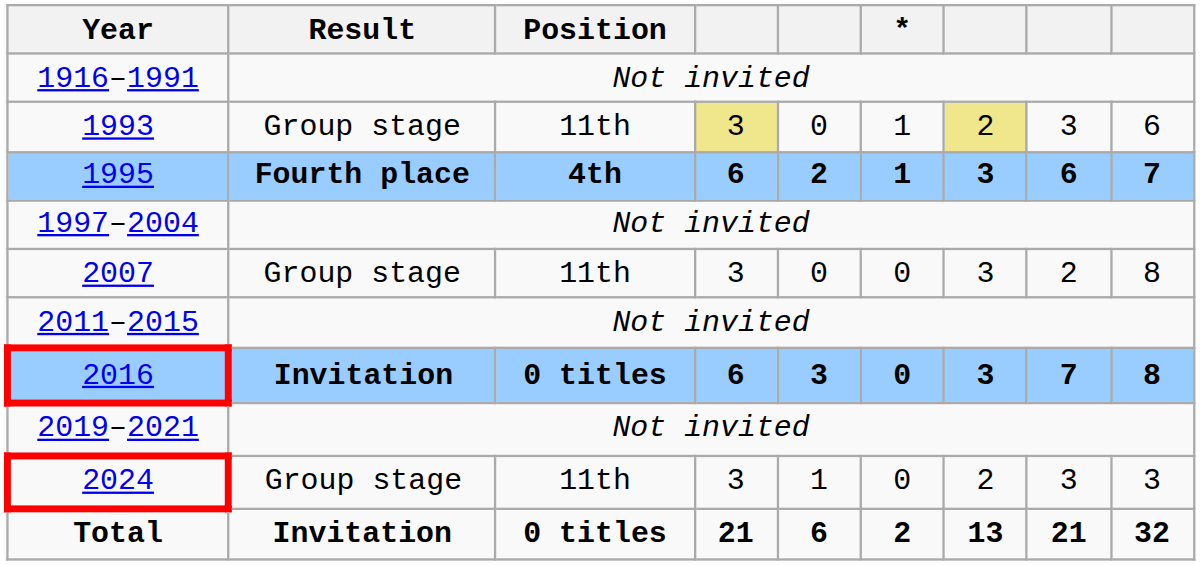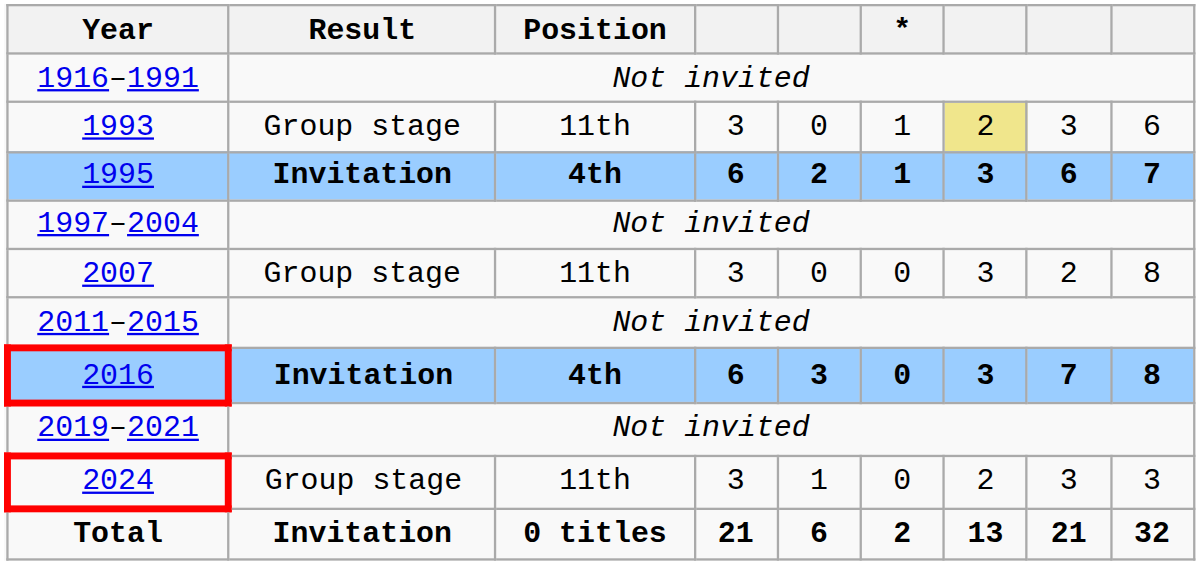(736, 127) khaki background -> (736, 127) no background
(362, 176) Fourth place -> (362, 176) Invitation
(595, 375) 0 titles -> (595, 375) 4th
